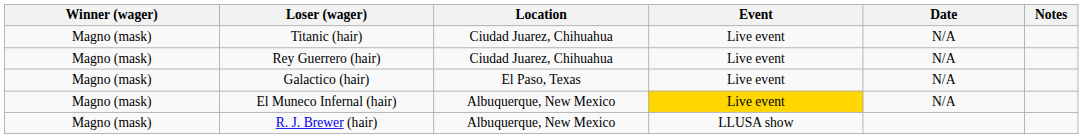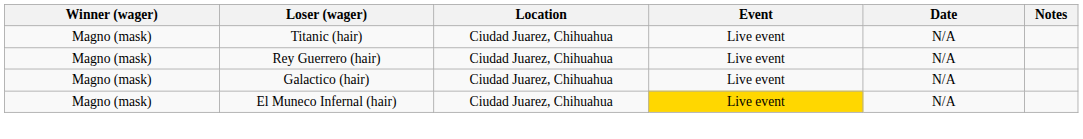(541, 79) El Paso, Texas -> (541, 79) Ciudad Juarez, Chihuahua
(541, 101) Albuquerque, New Mexico -> (541, 101) Ciudad Juarez, Chihuahua
- row: (326, 123)
